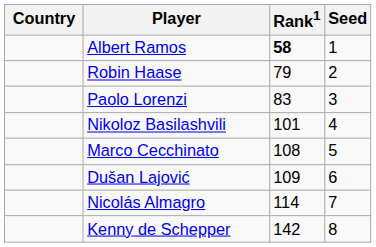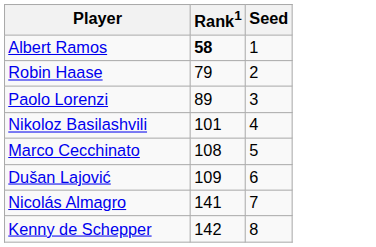- column: (44, 19)
(282, 99) 83 -> (203, 99) 89
(286, 203) 114 -> (208, 203) 141
